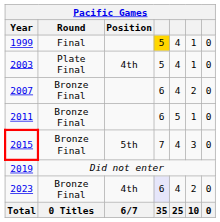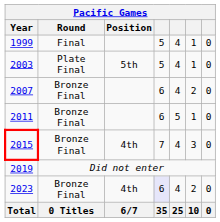(162, 43) gold background -> (162, 43) no background
(129, 64) 4th -> (129, 64) 5th
(129, 145) 5th -> (129, 145) 4th
